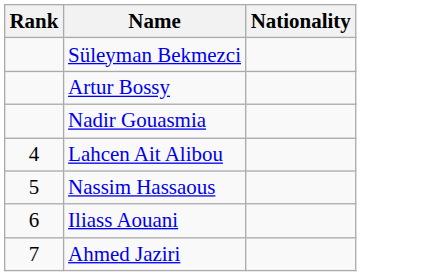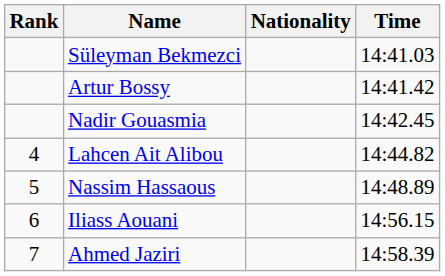+ column: (397, 21)
